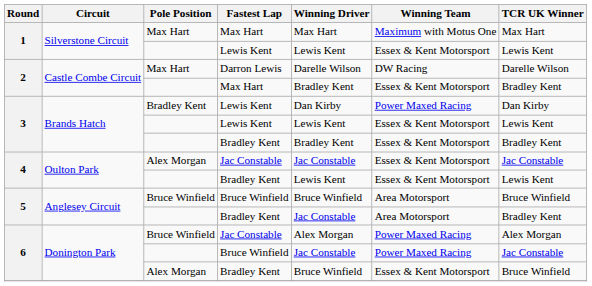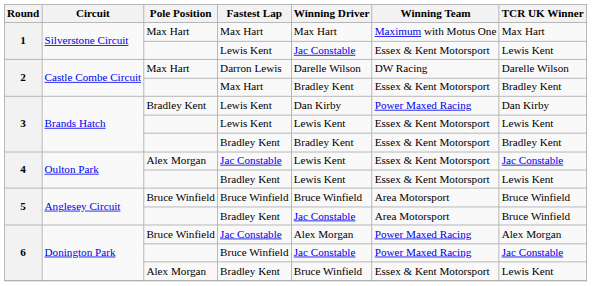(320, 50) Lewis Kent -> (325, 50) Jac Constable
(325, 160) Jac Constable -> (320, 160) Lewis Kent
(532, 215) Bradley Kent -> (536, 215) Bruce Winfield
(536, 270) Bruce Winfield -> (528, 270) Lewis Kent
